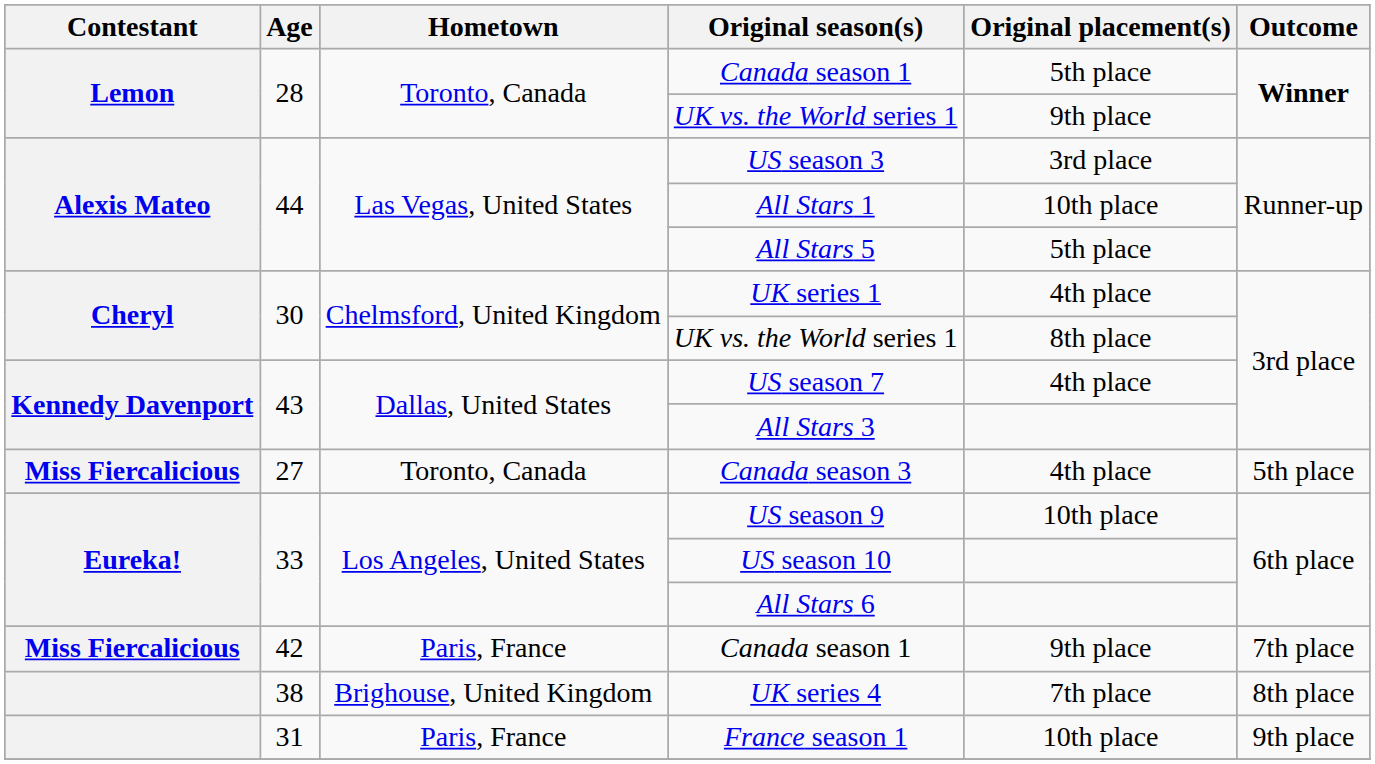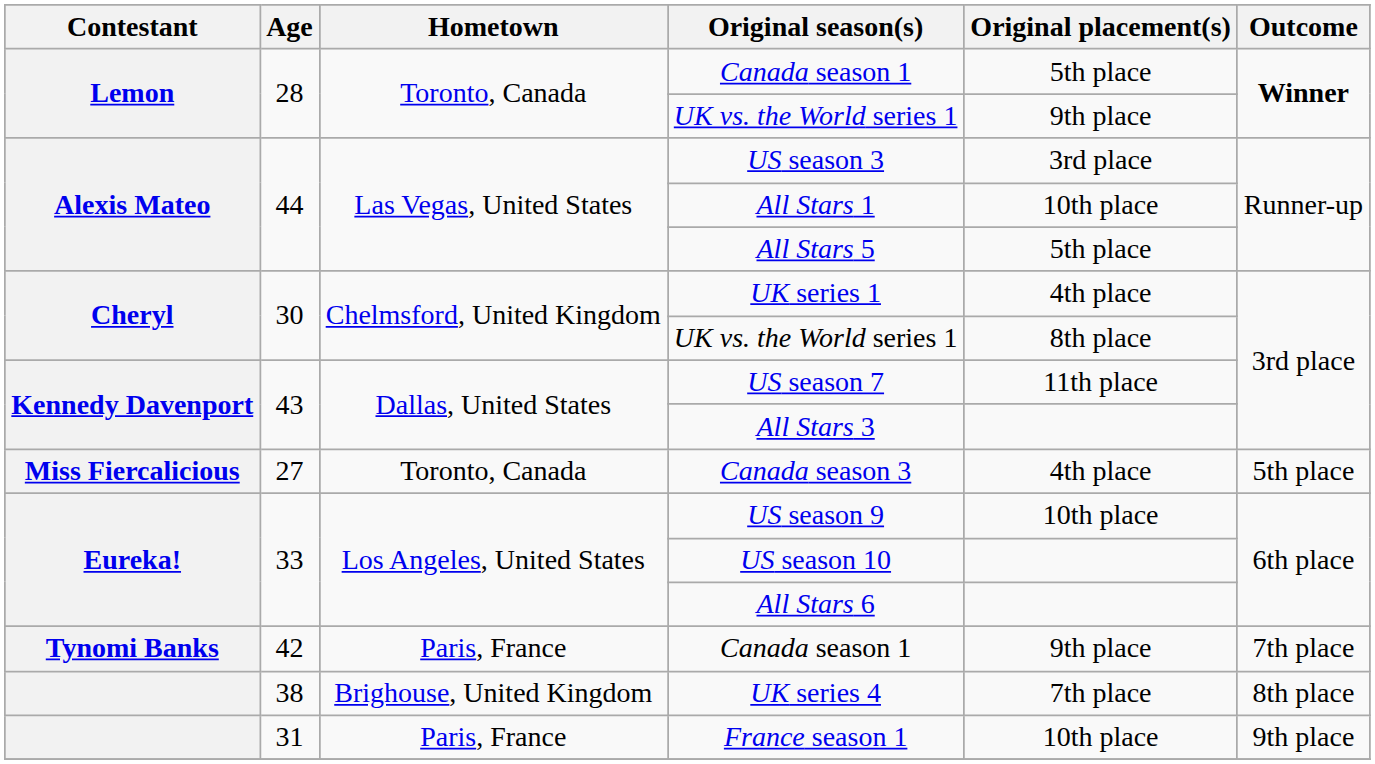(1101, 381) 4th place -> (1101, 381) 11th place
(132, 648) Miss Fiercalicious -> (132, 648) Tynomi Banks
